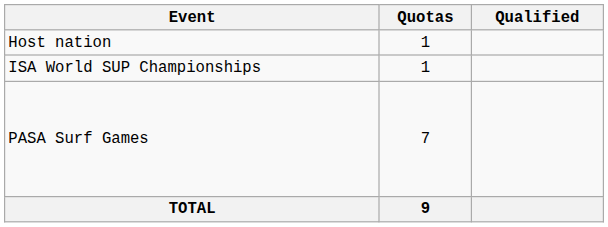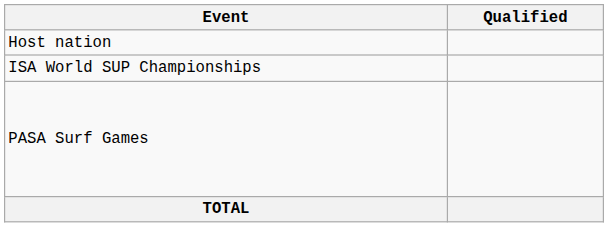- column: (425, 17)
